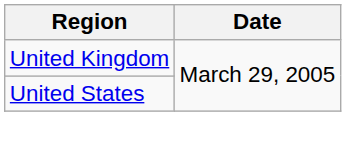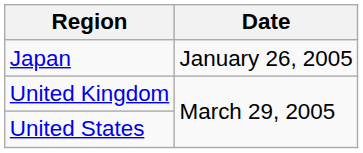+ row: (40, 57)
